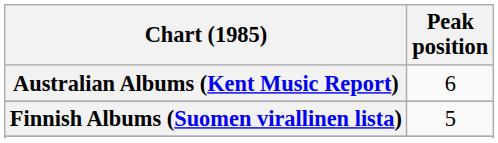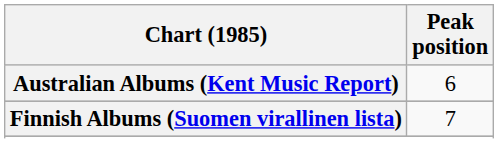(450, 118) 5 -> (450, 118) 7
